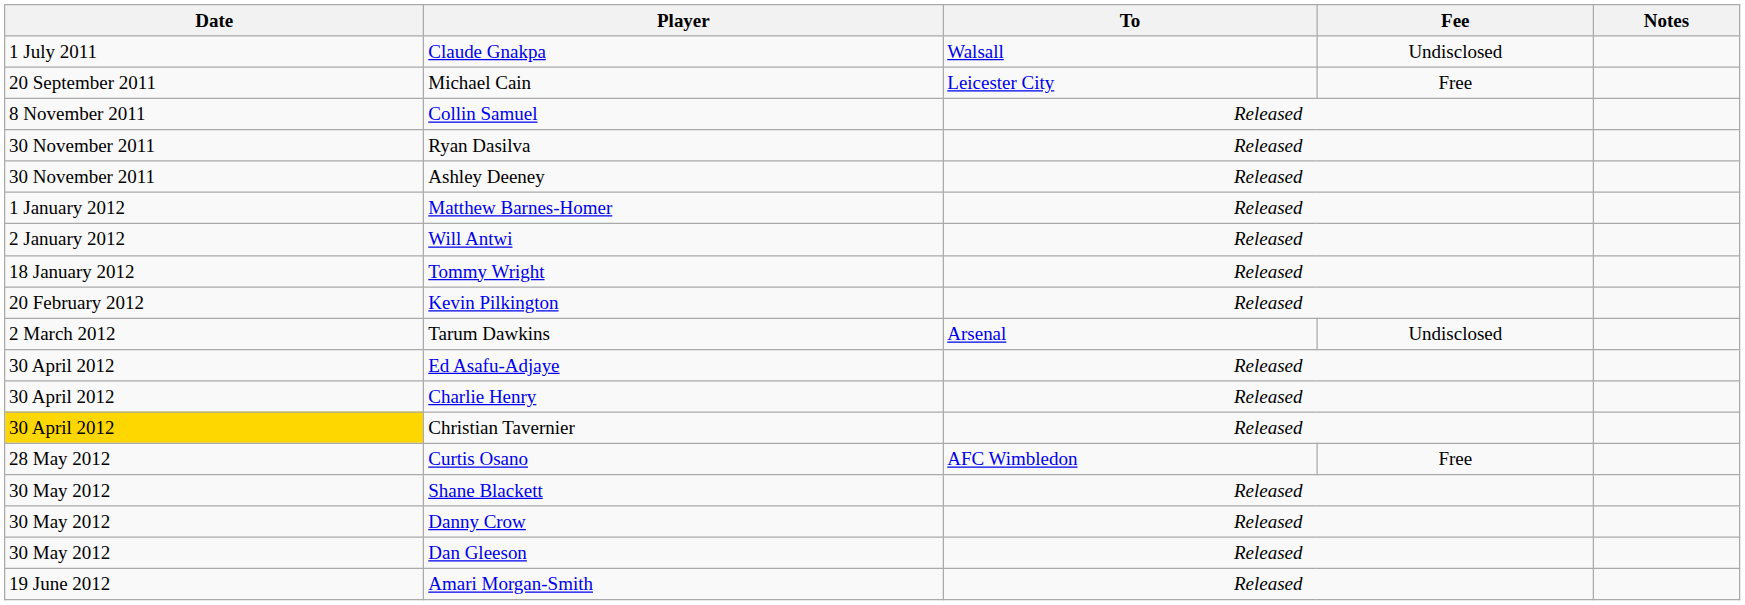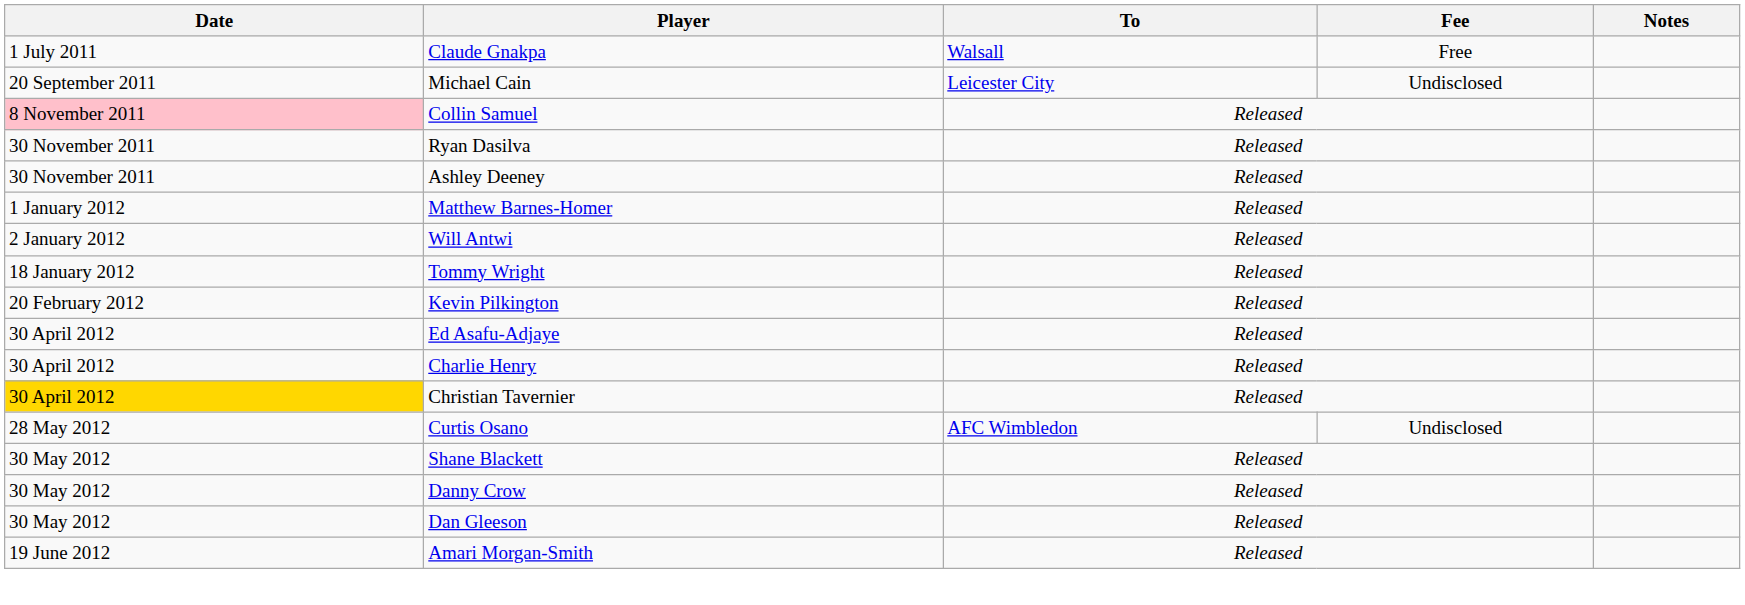(1455, 51) Undisclosed -> (1455, 51) Free
(1455, 83) Free -> (1455, 83) Undisclosed
(77, 114) no background -> (77, 114) pink background
- row: (489, 333)
(1455, 458) Free -> (1455, 427) Undisclosed
